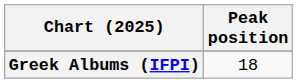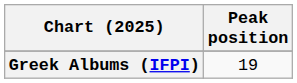(248, 65) 18 -> (248, 65) 19
